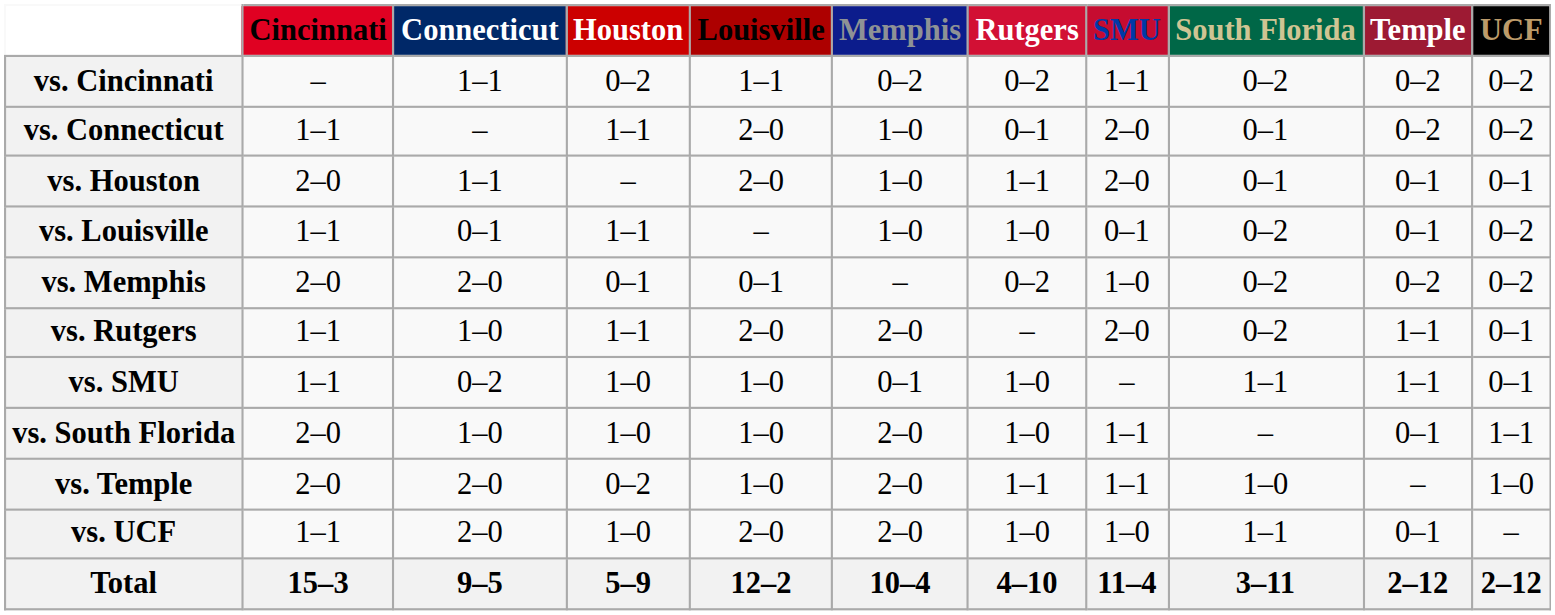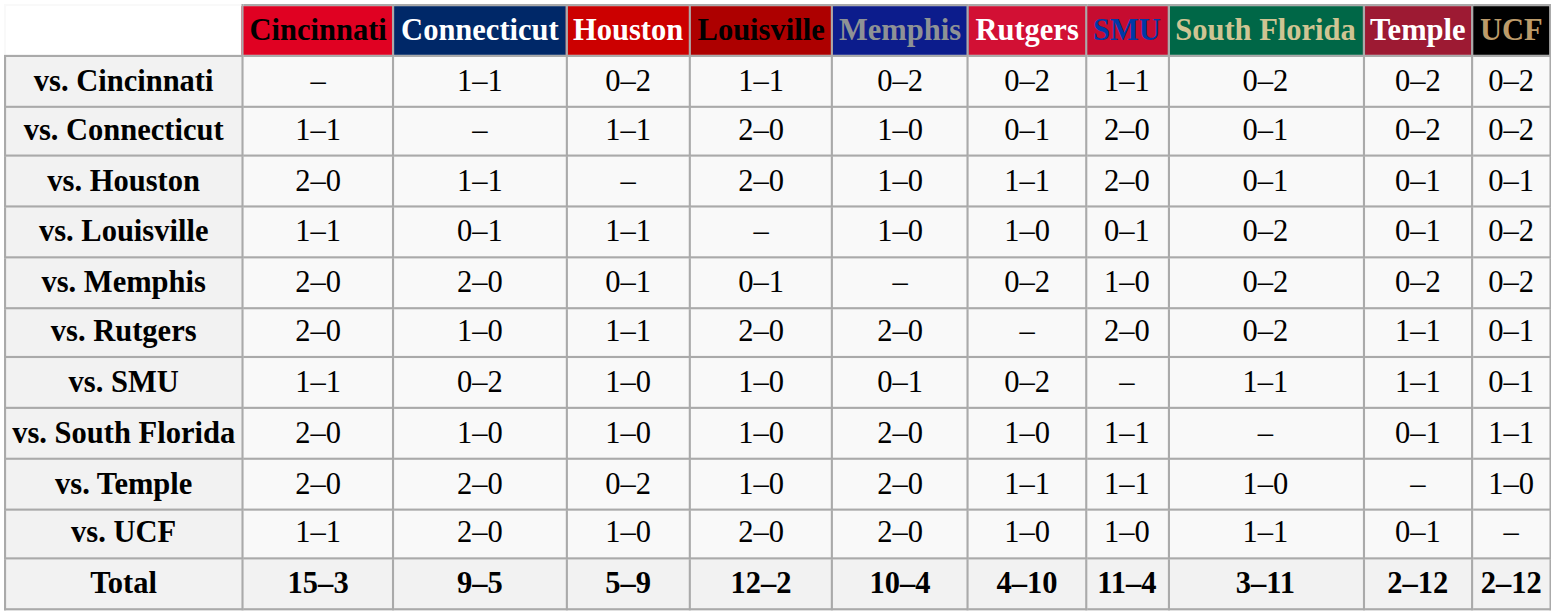(318, 332) 1–1 -> (318, 332) 2–0
(1027, 382) 1–0 -> (1027, 382) 0–2
